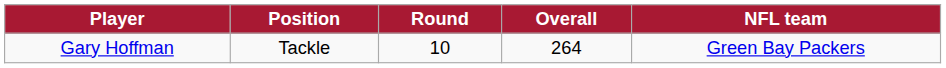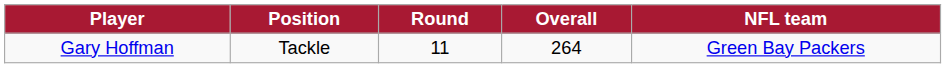(440, 47) 10 -> (440, 47) 11
